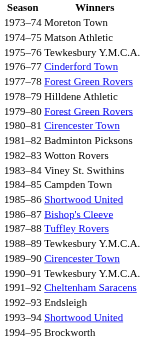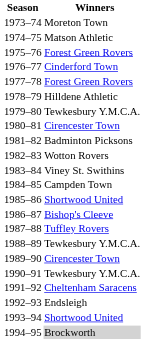(92, 52) Tewkesbury Y.M.C.A. -> (89, 52) Forest Green Rovers
(89, 111) Forest Green Rovers -> (92, 111) Tewkesbury Y.M.C.A.
(70, 332) no background -> (70, 332) lightgrey background
